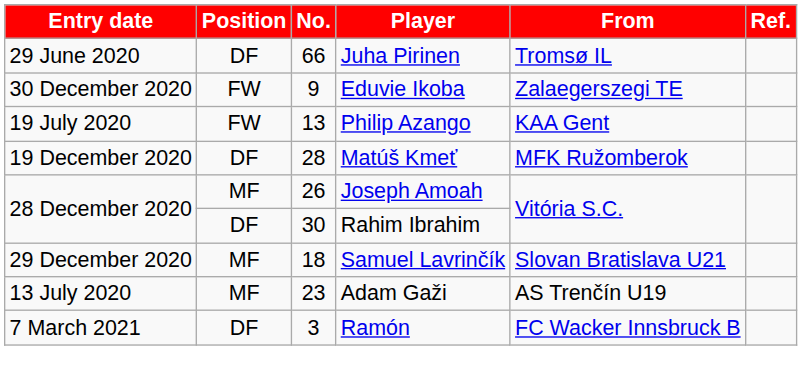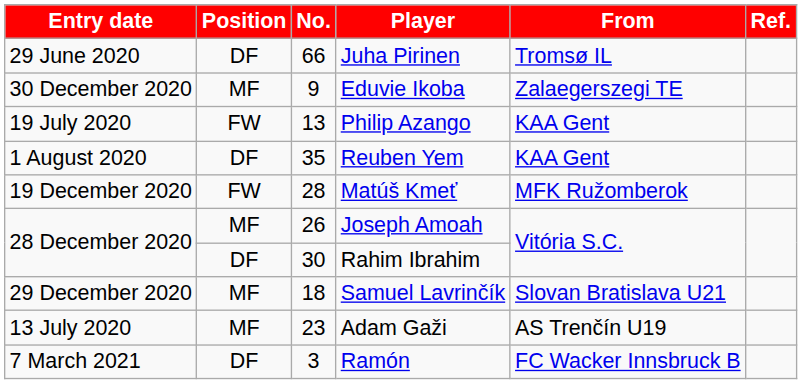(244, 89) FW -> (244, 89) MF
+ row: (402, 157)
(244, 157) DF -> (244, 191) FW
